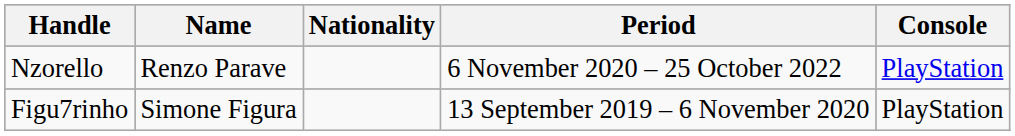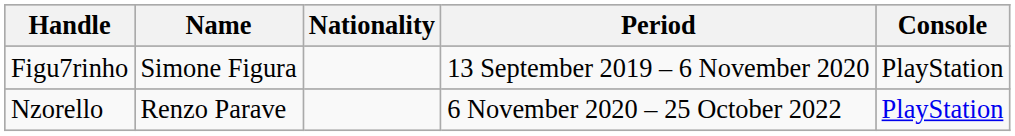rows swapped: (70, 109) <-> (57, 67)
